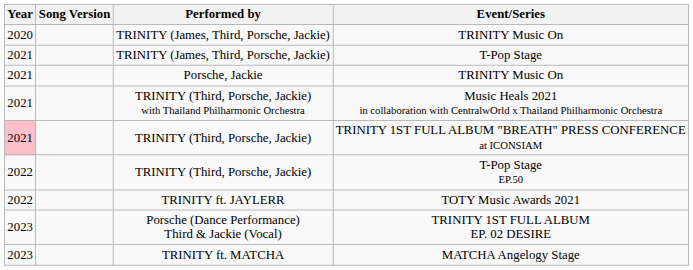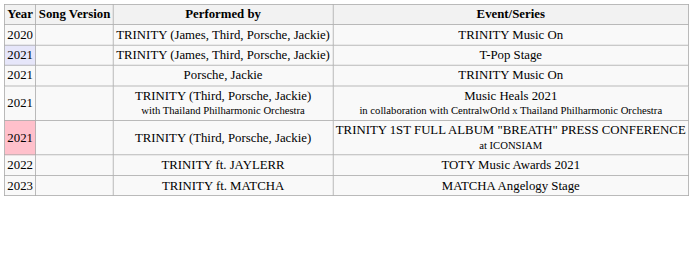(20, 55) no background -> (20, 55) lavender background
- row: (223, 172)
- row: (223, 227)
